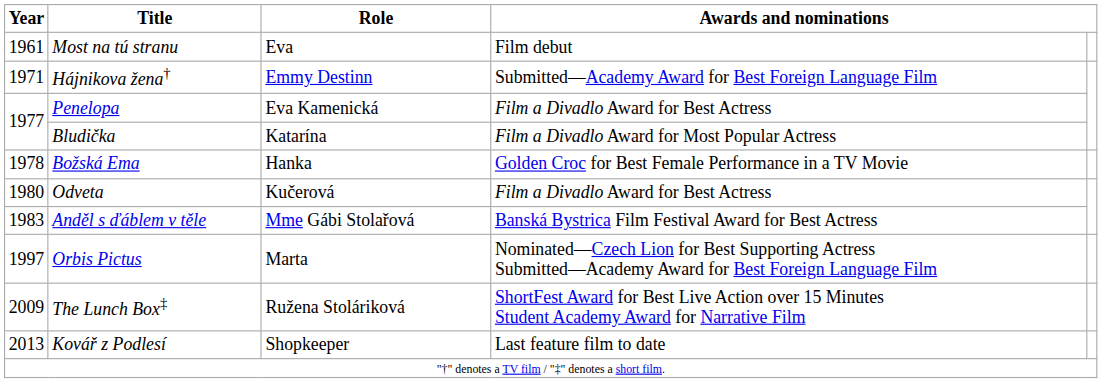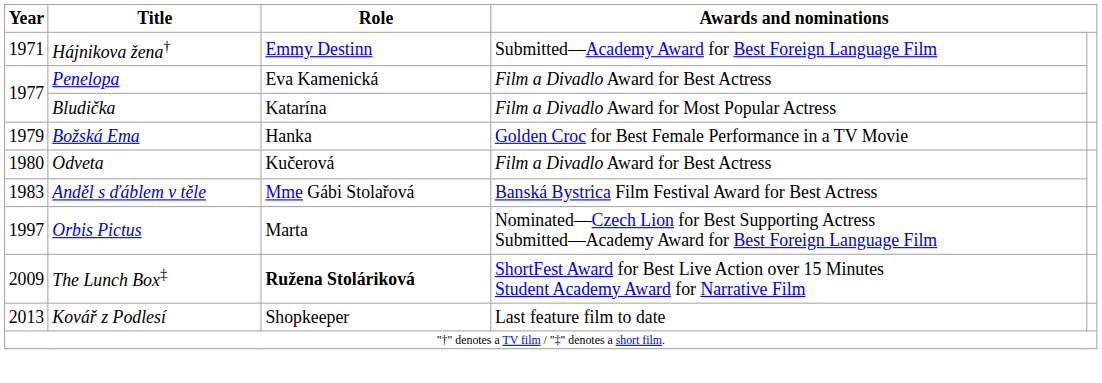- row: (115, 46)
(26, 164) 1978 -> (26, 136) 1979
(335, 306) normal -> (340, 278) bold
